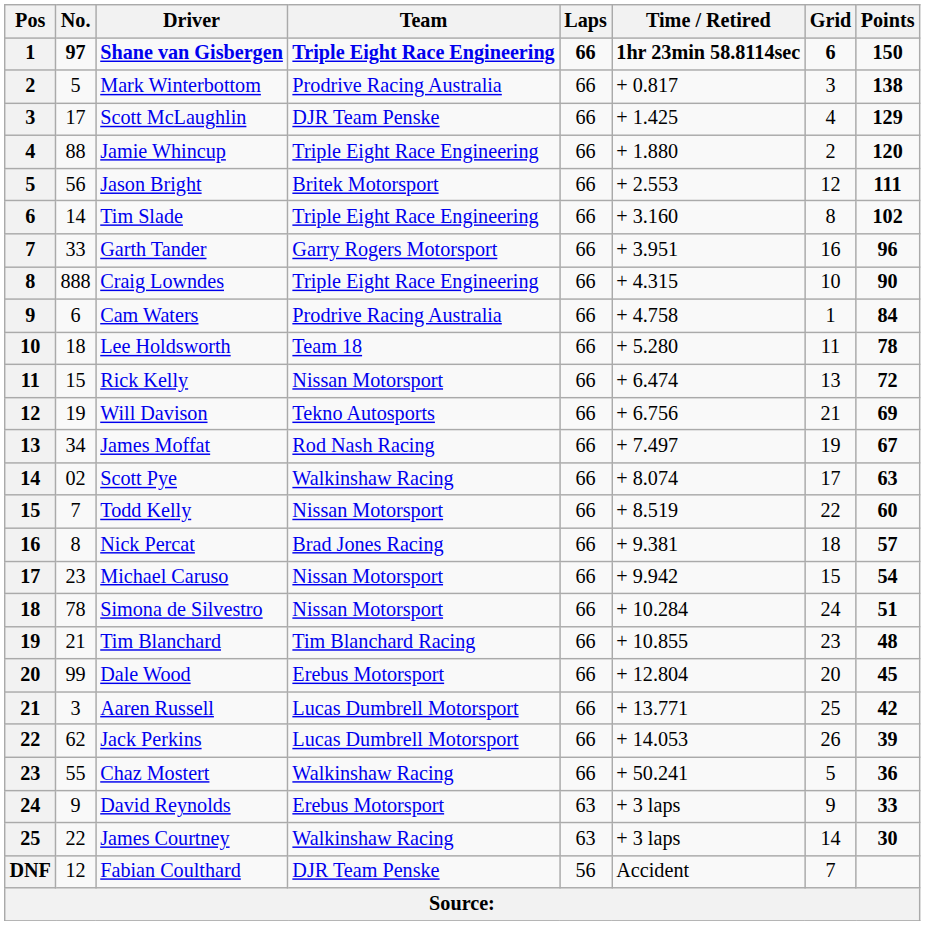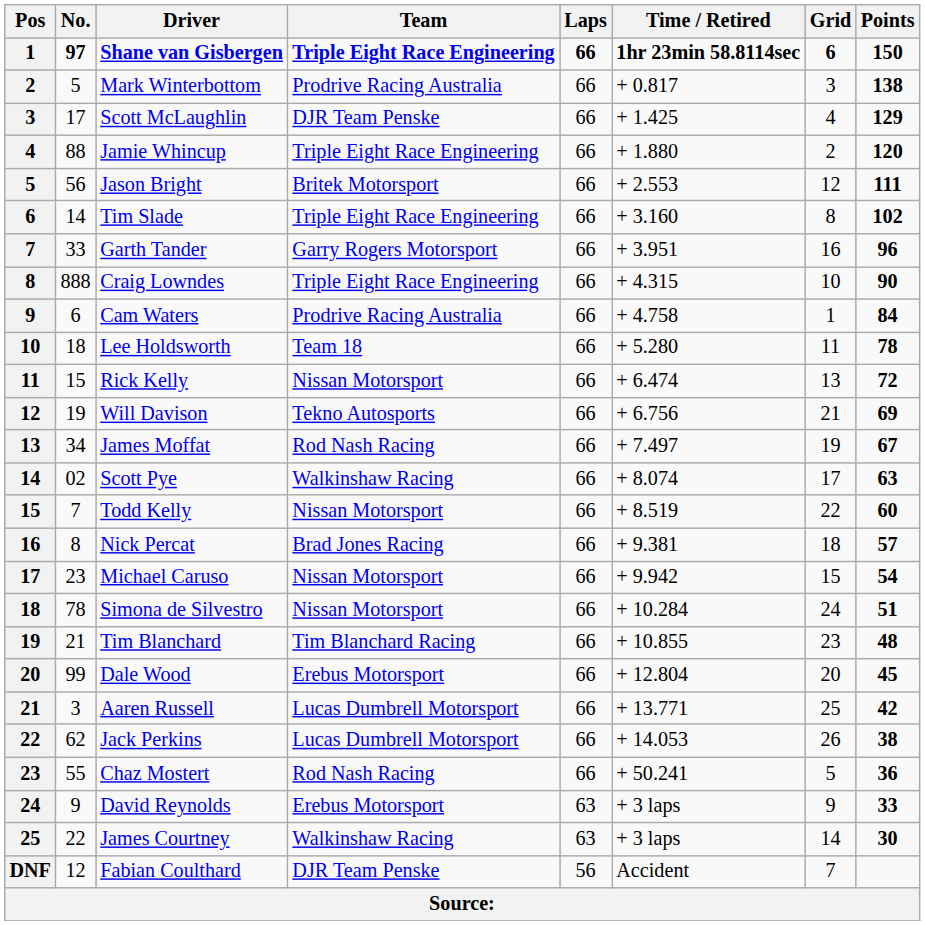(888, 740) 39 -> (888, 740) 38
(373, 773) Walkinshaw Racing -> (363, 773) Rod Nash Racing
